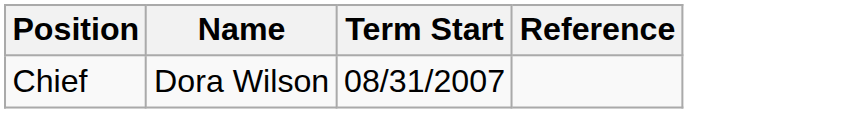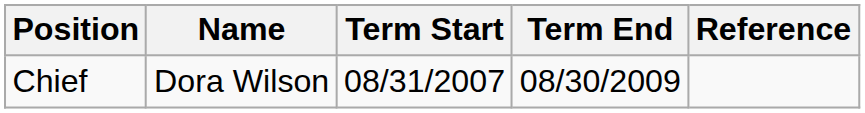+ column: (600, 30)
